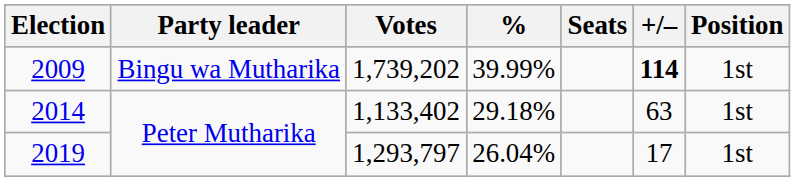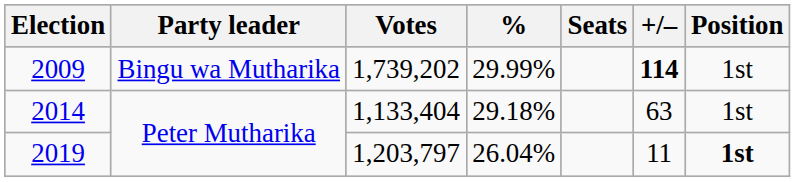(514, 68) 39.99% -> (514, 68) 29.99%
(406, 111) 1,133,402 -> (406, 111) 1,133,404
(406, 153) 1,293,797 -> (406, 153) 1,203,797
(659, 153) 17 -> (659, 153) 11
(737, 153) normal -> (737, 153) bold
